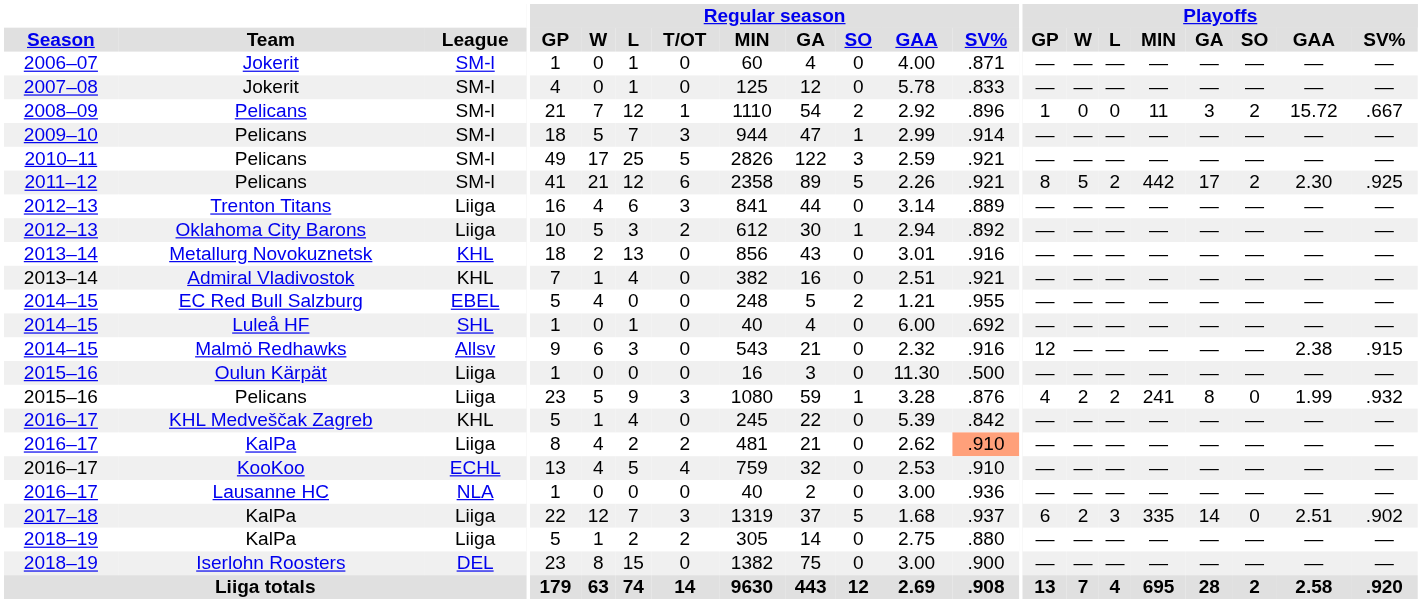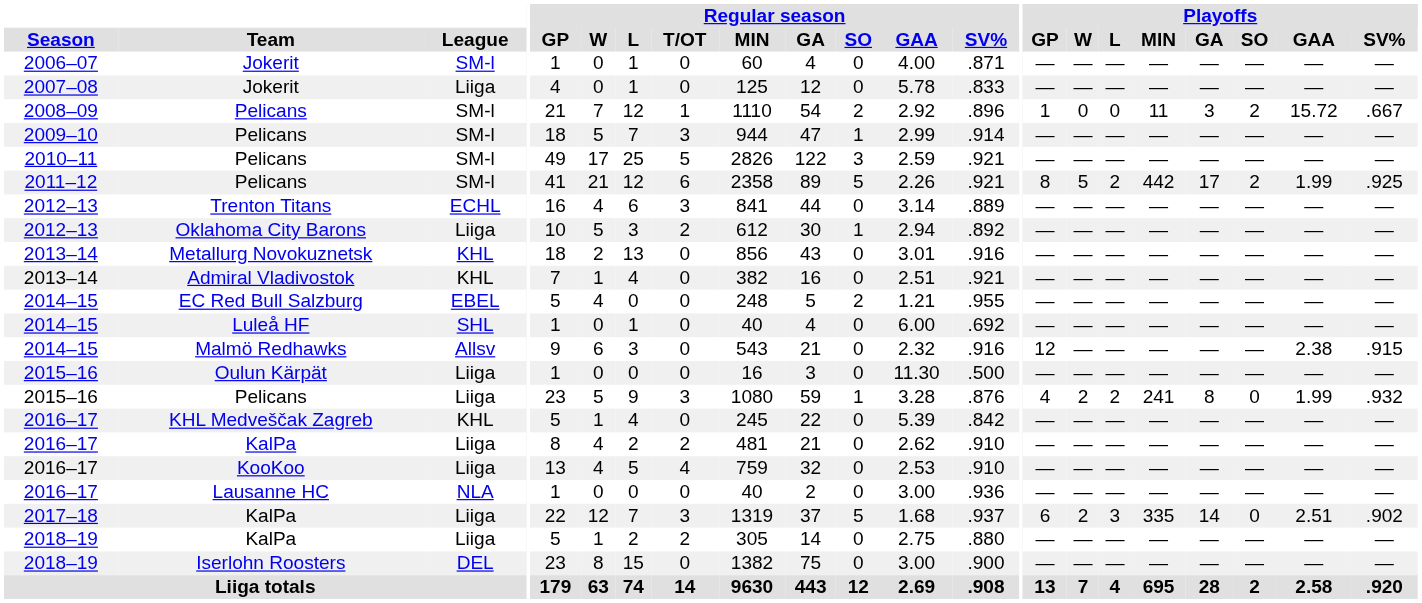(475, 87) SM-l -> (475, 87) Liiga
(1314, 182) 2.30 -> (1314, 182) 1.99
(475, 206) Liiga -> (475, 206) ECHL
(986, 444) lightsalmon background -> (986, 444) no background
(475, 468) ECHL -> (475, 468) Liiga
